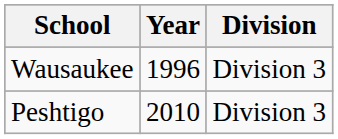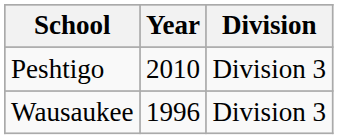rows swapped: (72, 68) <-> (58, 111)
